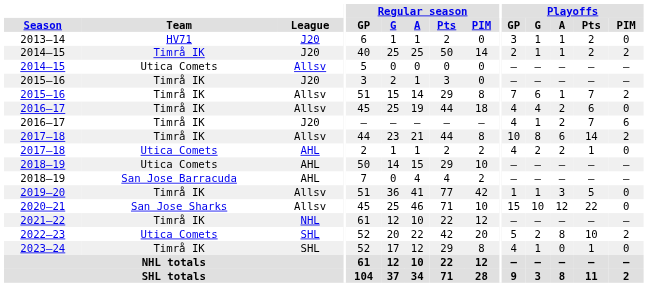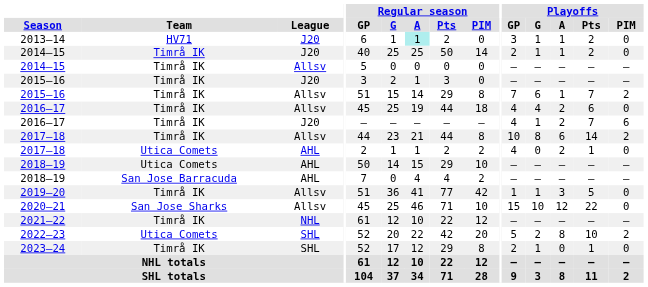(417, 39) no background -> (417, 39) paleturquoise background
(626, 53) 2 -> (626, 53) 0
(179, 67) Utica Comets -> (179, 67) Timrå IK
(538, 150) 2 -> (538, 150) 0
(514, 248) 4 -> (514, 248) 2
